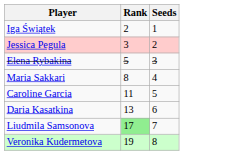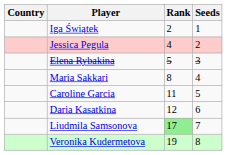+ column: (26, 12)
(126, 45) 3 -> (169, 45) 4
(129, 110) 13 -> (172, 110) 12
